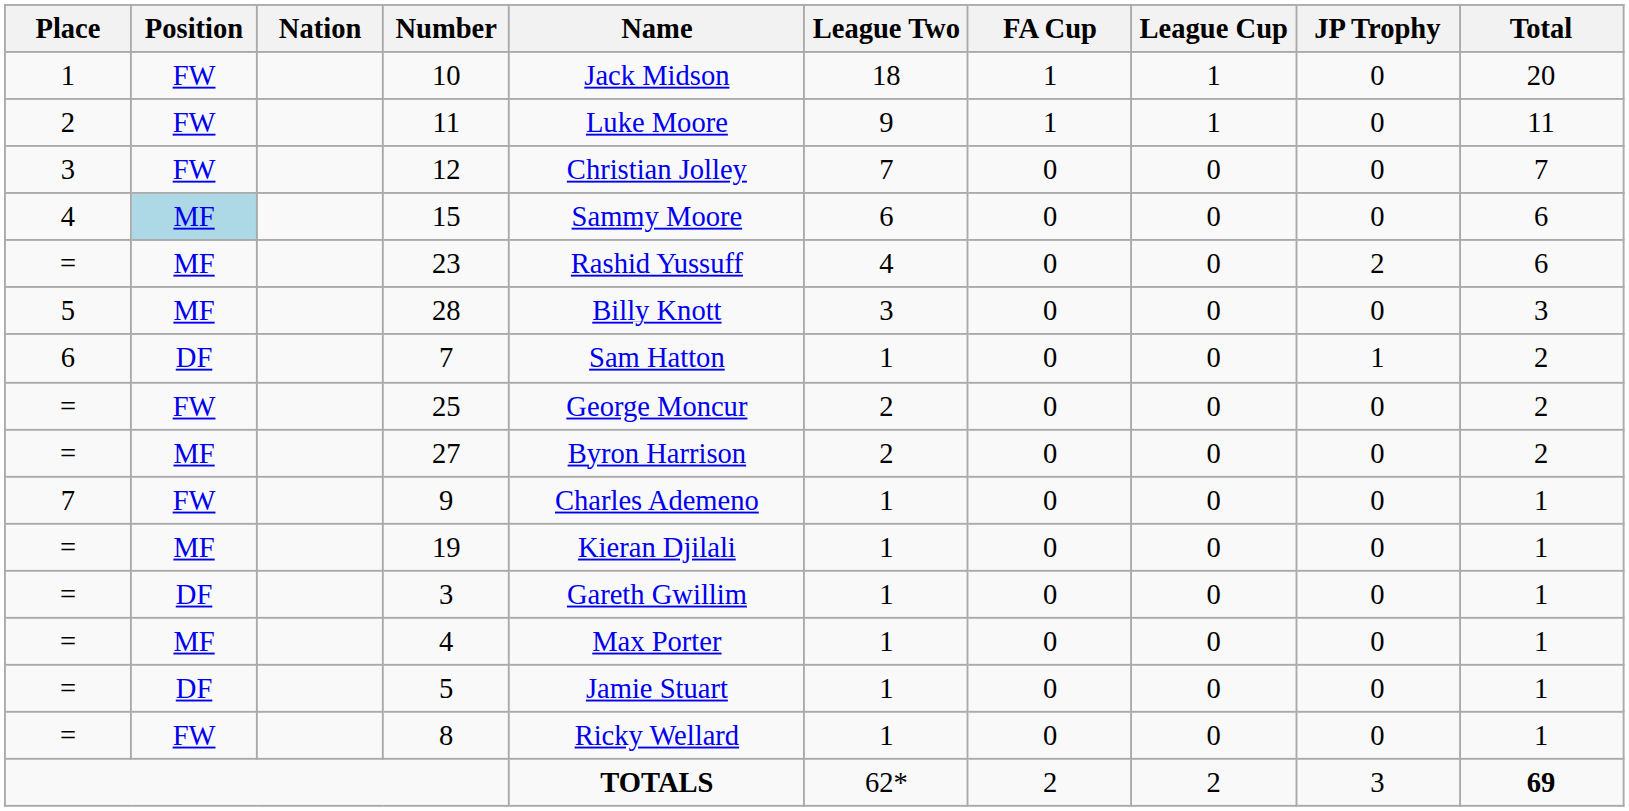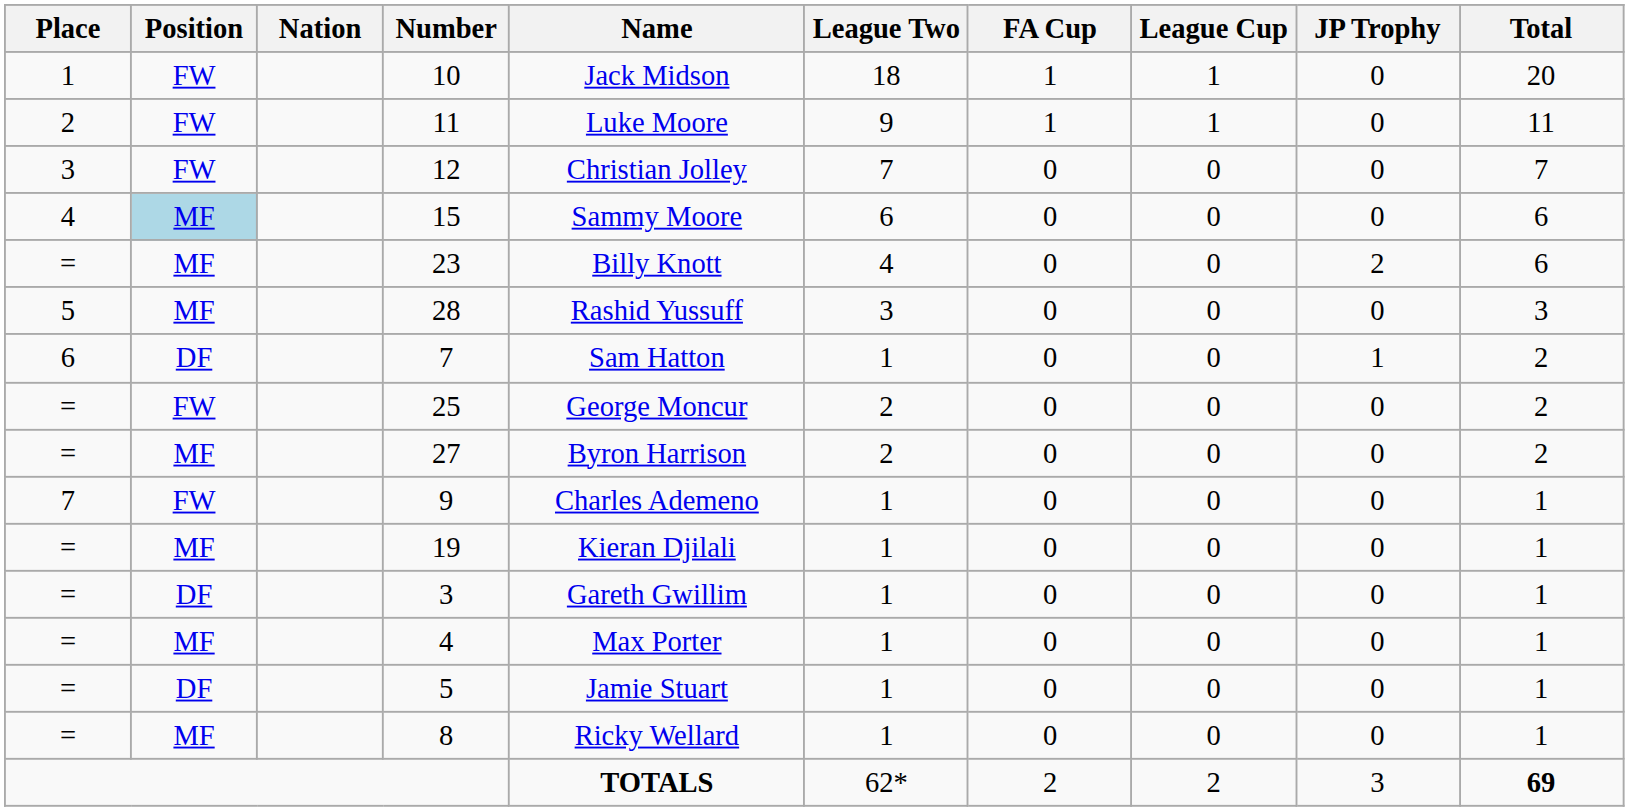(657, 263) Rashid Yussuff -> (657, 263) Billy Knott
(657, 310) Billy Knott -> (657, 310) Rashid Yussuff
(194, 735) FW -> (194, 735) MF
